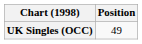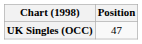(116, 30) 49 -> (116, 30) 47
